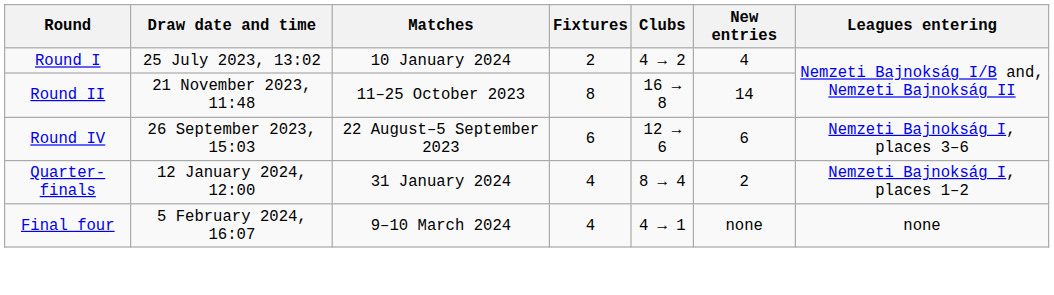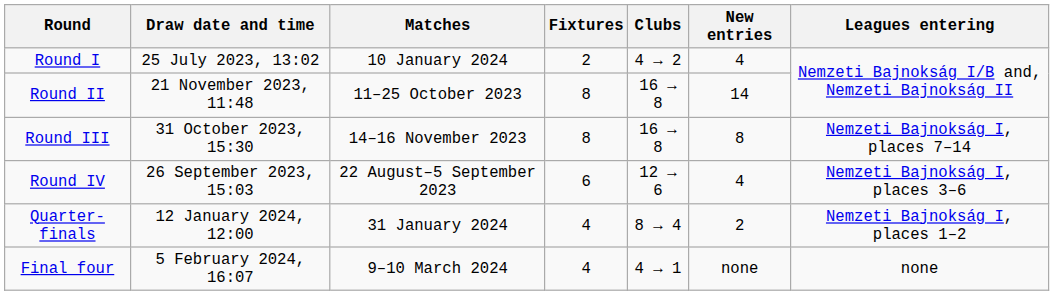+ row: (67, 139)
(744, 139) 6 -> (740, 182) 4
